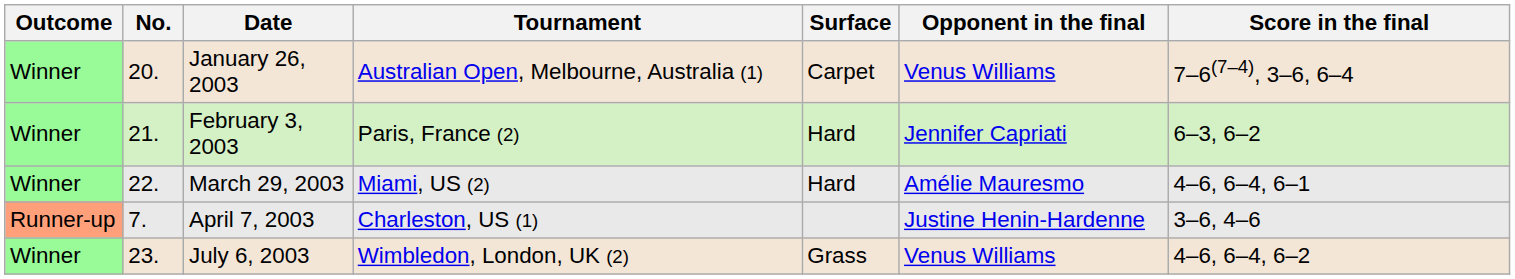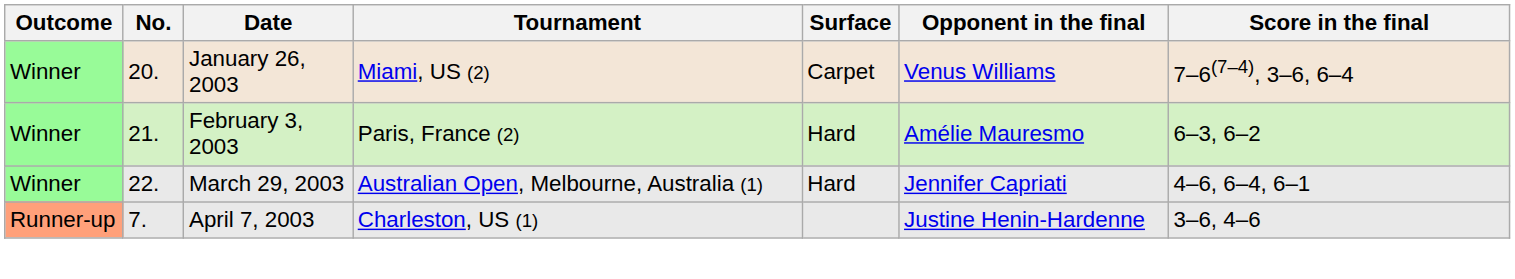(560, 71) Australian Open, Melbourne, Australia (1) -> (424, 71) Miami, US (2)
(985, 133) Jennifer Capriati -> (994, 133) Amélie Mauresmo
(424, 182) Miami, US (2) -> (560, 182) Australian Open, Melbourne, Australia (1)
(994, 182) Amélie Mauresmo -> (985, 182) Jennifer Capriati
- row: (249, 255)
